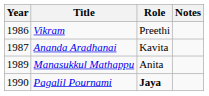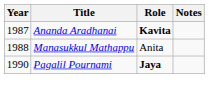- row: (49, 30)
(154, 47) normal -> (155, 30) bold
(18, 64) 1989 -> (18, 47) 1988
